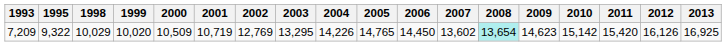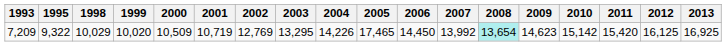(377, 31) 14,765 -> (377, 31) 17,465
(458, 31) 13,602 -> (458, 31) 13,992
(661, 31) 16,126 -> (661, 31) 16,125
